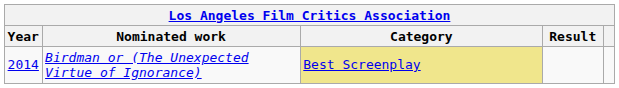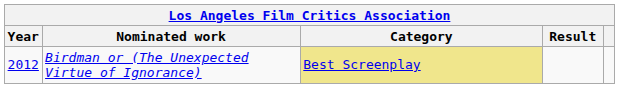(23, 65) 2014 -> (23, 65) 2012
